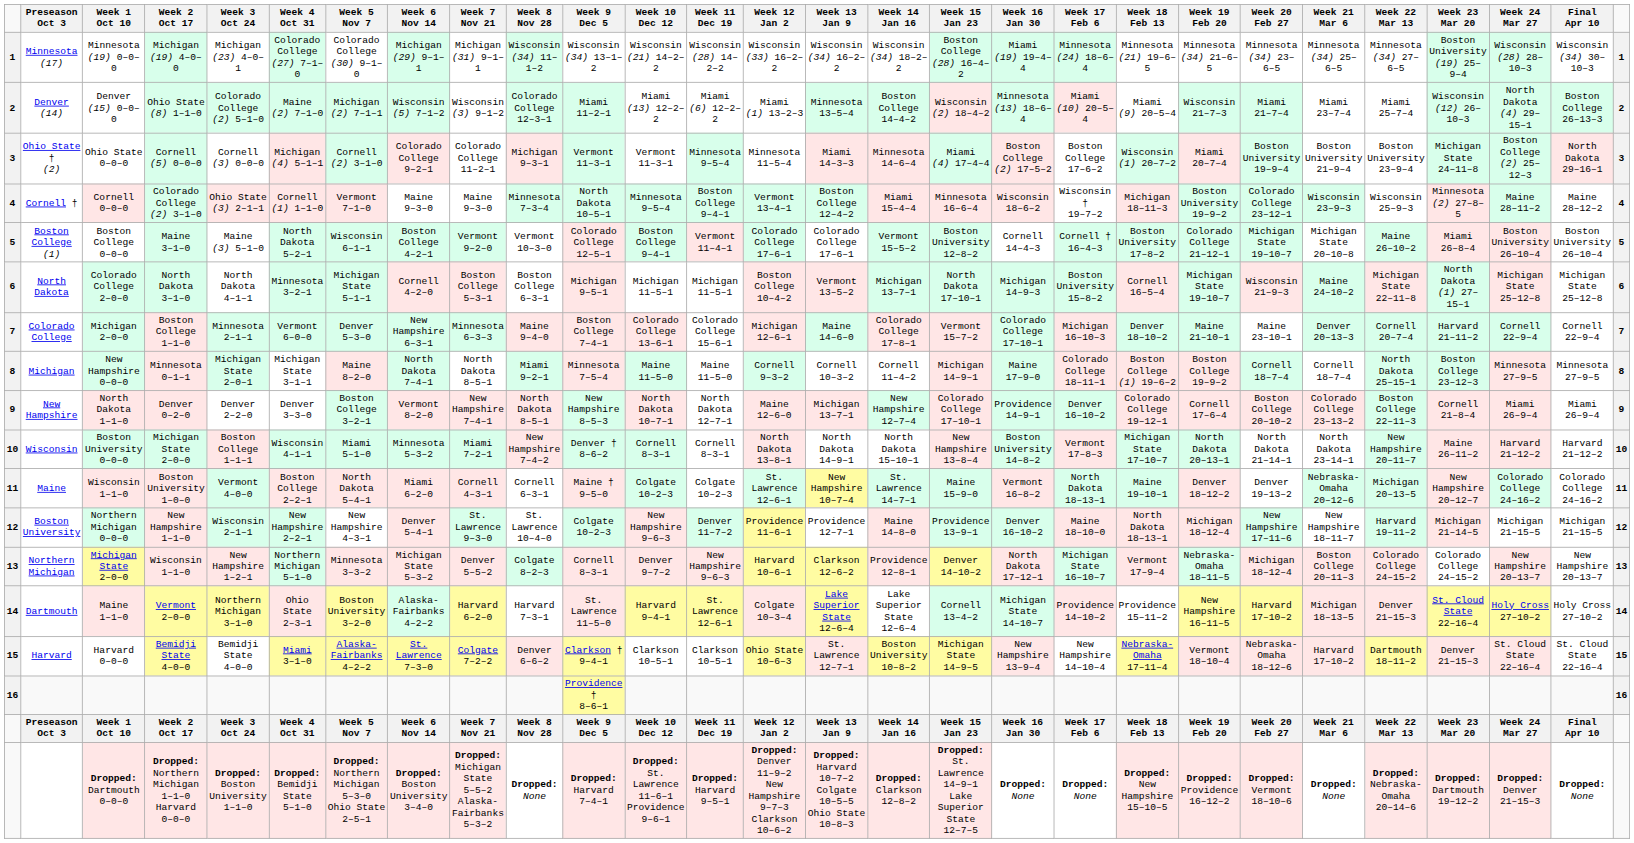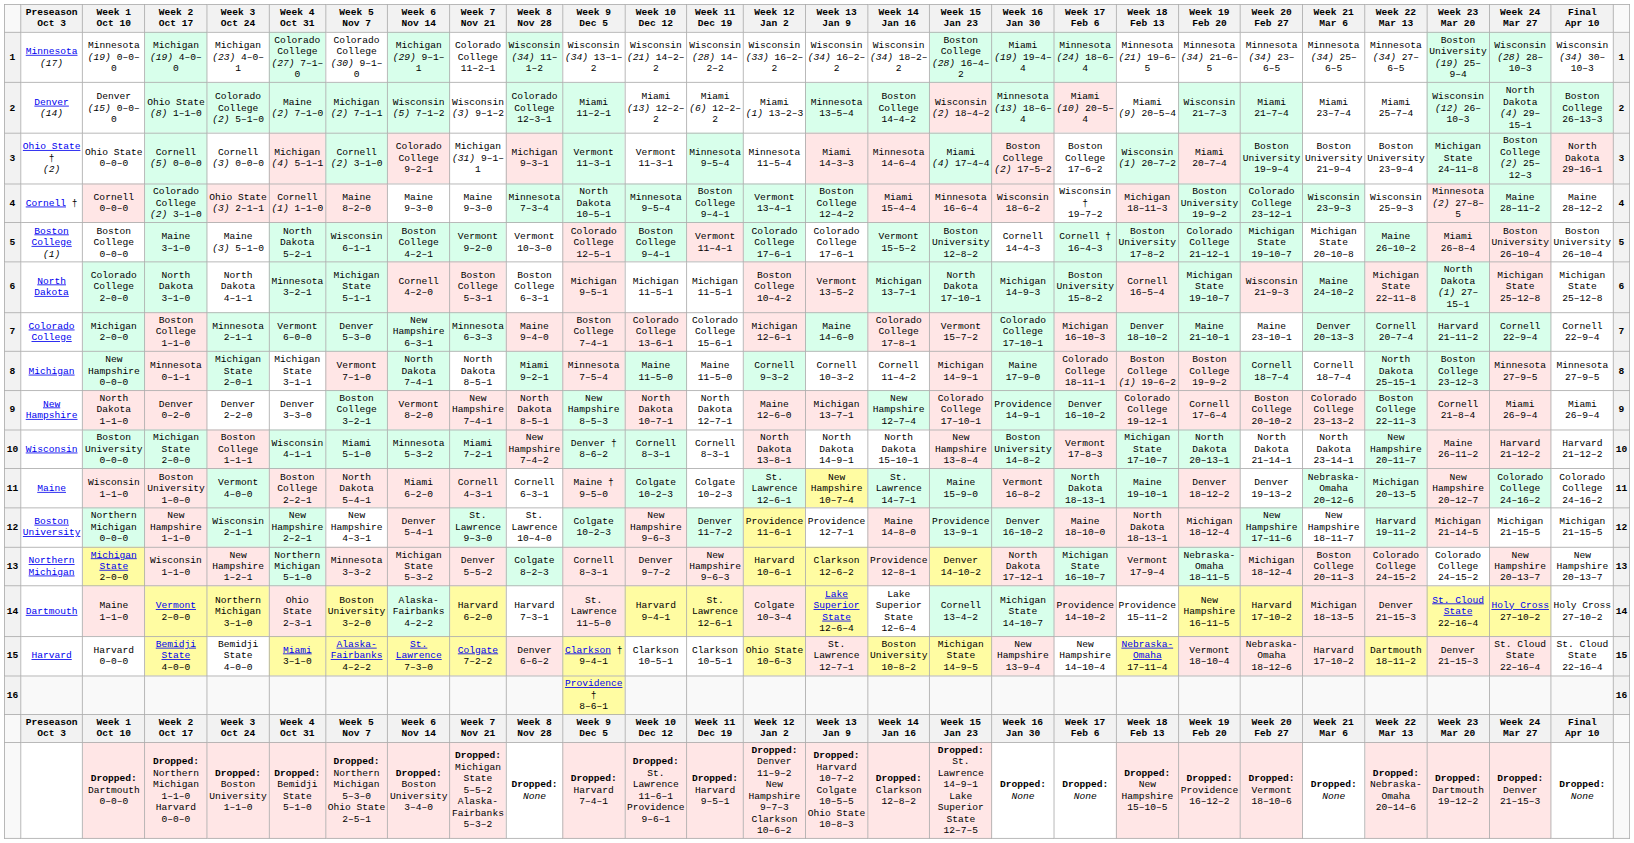(478, 57) Michigan (31) 9–1–1 -> (478, 57) Colorado College 11–2–1
(478, 158) Colorado College 11–2–1 -> (478, 158) Michigan (31) 9–1–1
(357, 203) Vermont 7–1–0 -> (357, 203) Maine 8–2–0
(357, 371) Maine 8–2–0 -> (357, 371) Vermont 7–1–0
